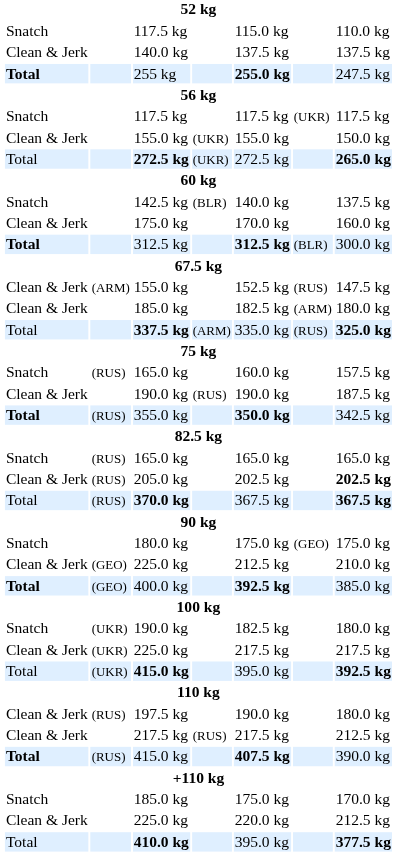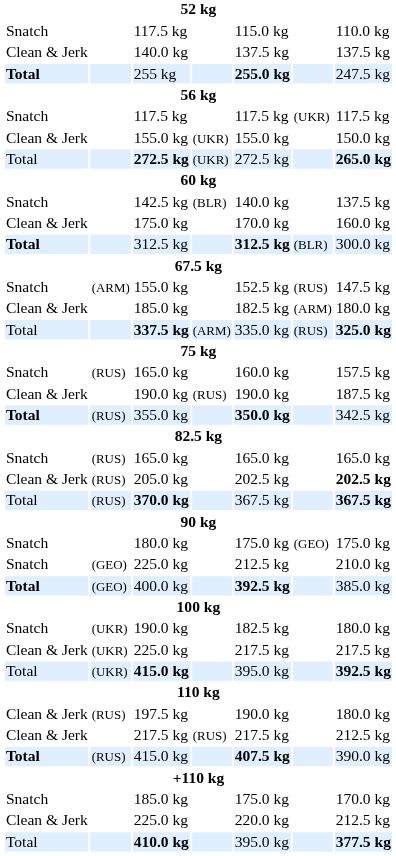(47, 287) Clean & Jerk -> (27, 287) Snatch
(47, 564) Clean & Jerk -> (27, 564) Snatch
